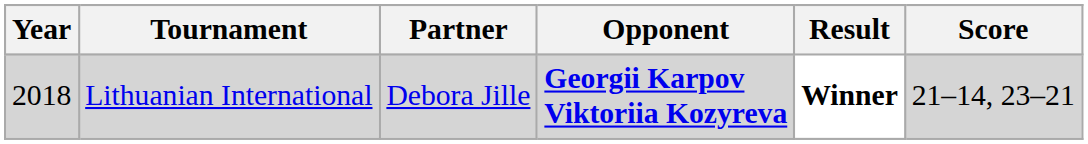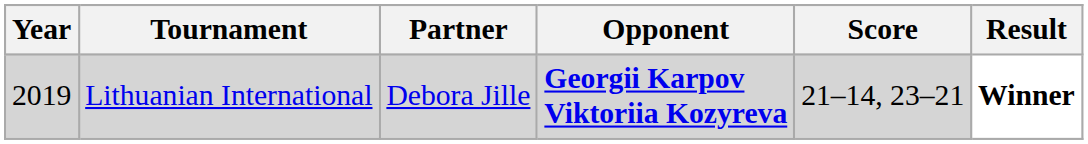columns swapped: (993, 29) <-> (849, 29)
(42, 95) 2018 -> (42, 95) 2019
